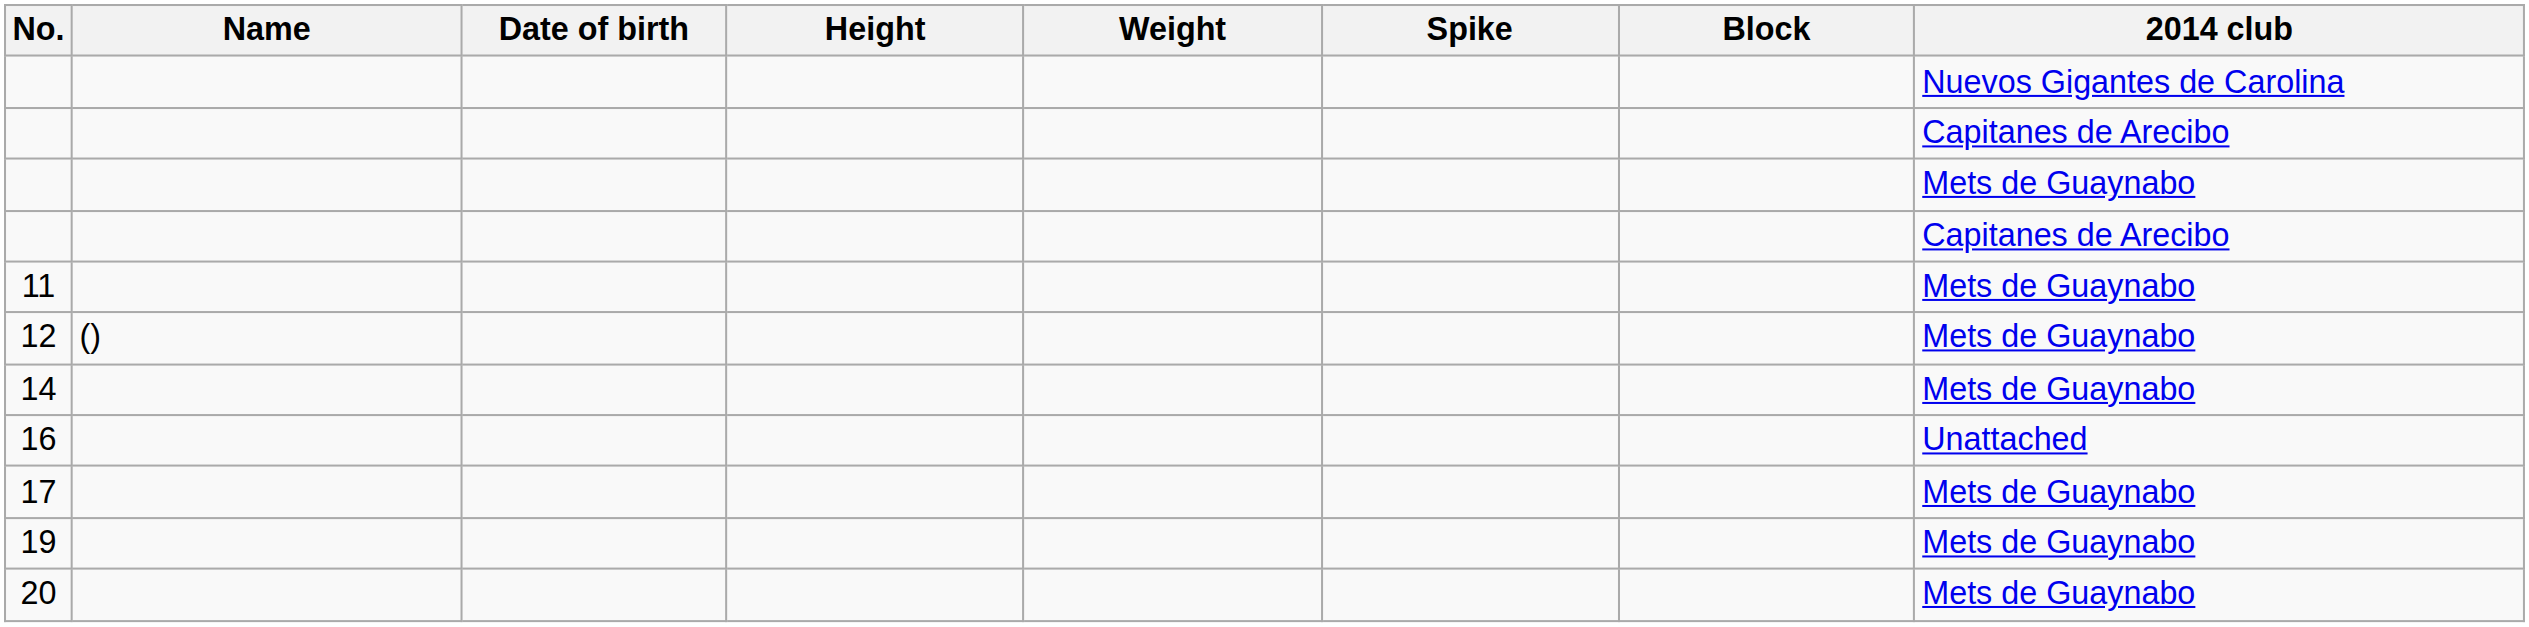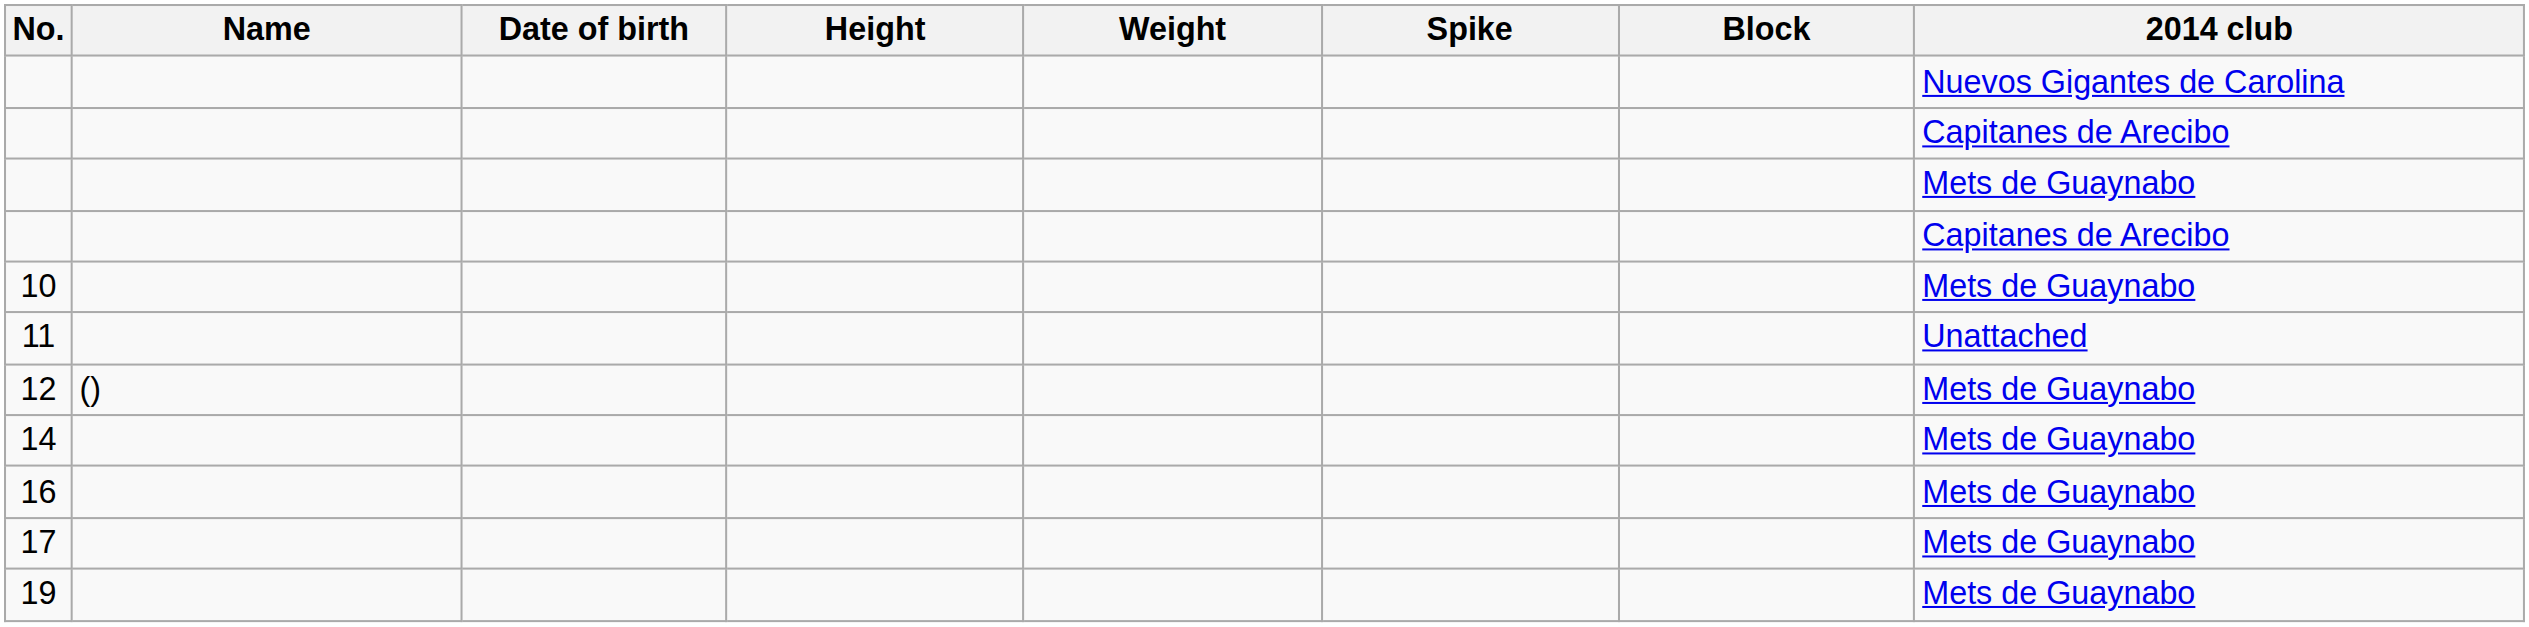+ row: (38, 286)
(2059, 286) Mets de Guaynabo -> (2005, 337) Unattached
(2005, 440) Unattached -> (2059, 491) Mets de Guaynabo
- row: (38, 593)
